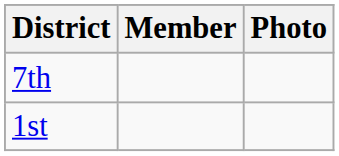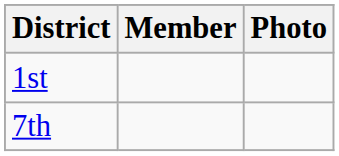rows swapped: (30, 125) <-> (32, 77)
